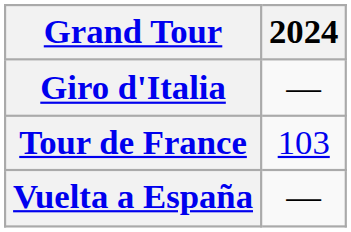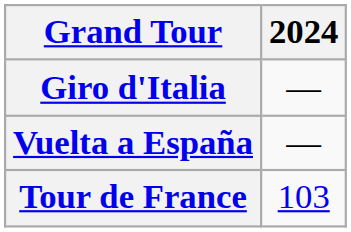rows swapped: (133, 142) <-> (133, 197)
